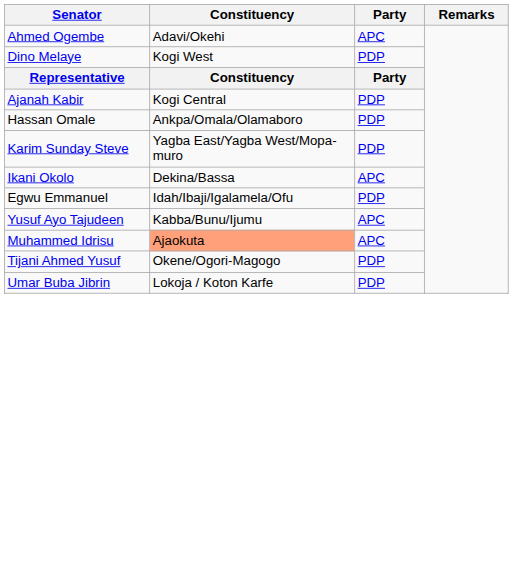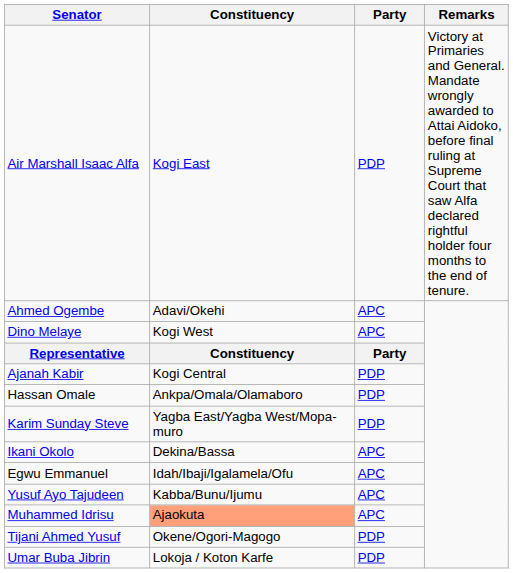+ row: (73, 163)
(371, 57) PDP -> (371, 332) APC
(371, 198) PDP -> (371, 473) APC
